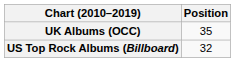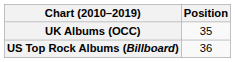(206, 48) 32 -> (206, 48) 36
